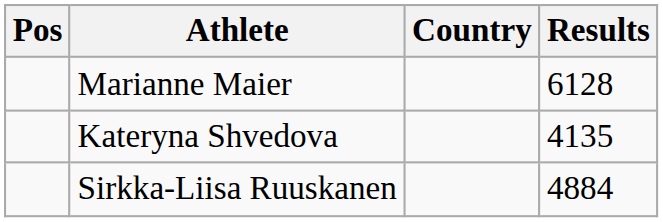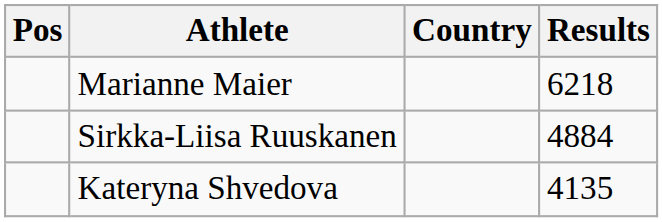(580, 83) 6128 -> (580, 83) 6218
rows swapped: (237, 188) <-> (208, 135)
